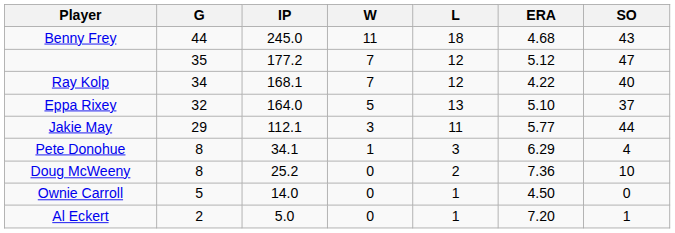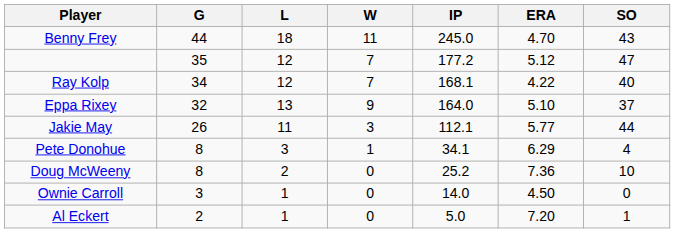columns swapped: (285, 15) <-> (456, 15)
(541, 37) 4.68 -> (541, 37) 4.70
(370, 104) 5 -> (370, 104) 9
(199, 127) 29 -> (199, 127) 26
(199, 194) 5 -> (199, 194) 3
